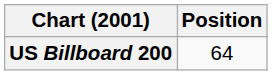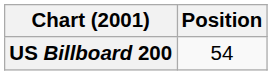(222, 53) 64 -> (222, 53) 54
